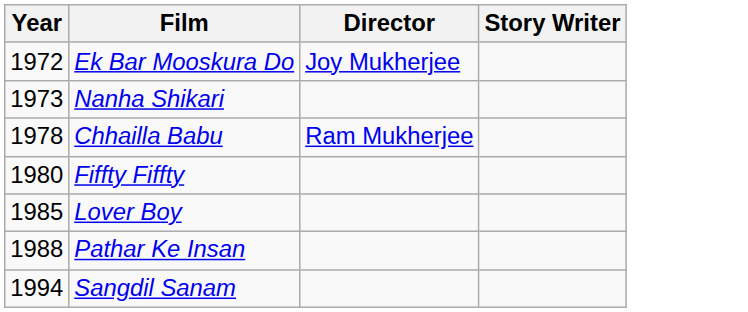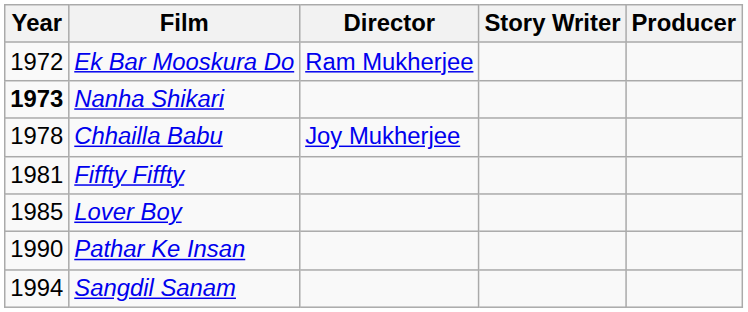+ column: (684, 23)
(383, 61) Joy Mukherjee -> (389, 61) Ram Mukherjee
(37, 99) normal -> (37, 99) bold
(389, 136) Ram Mukherjee -> (383, 136) Joy Mukherjee
(37, 174) 1980 -> (37, 174) 1981
(37, 250) 1988 -> (37, 250) 1990
